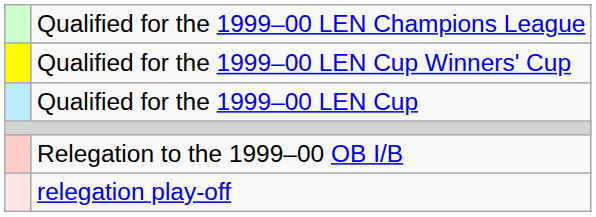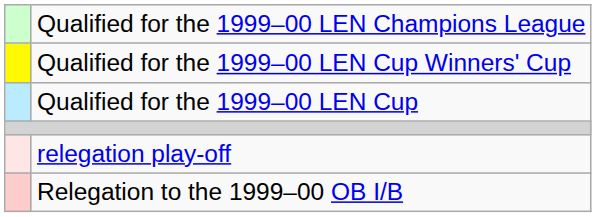rows swapped: (134, 192) <-> (220, 153)
